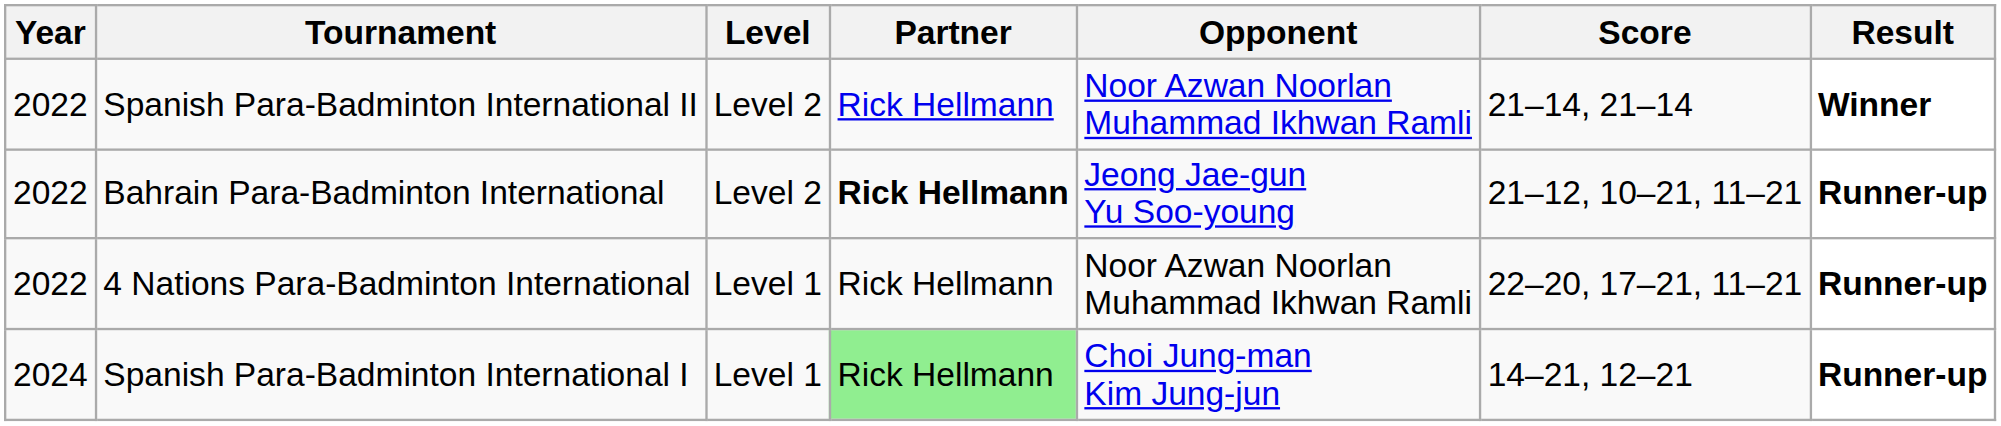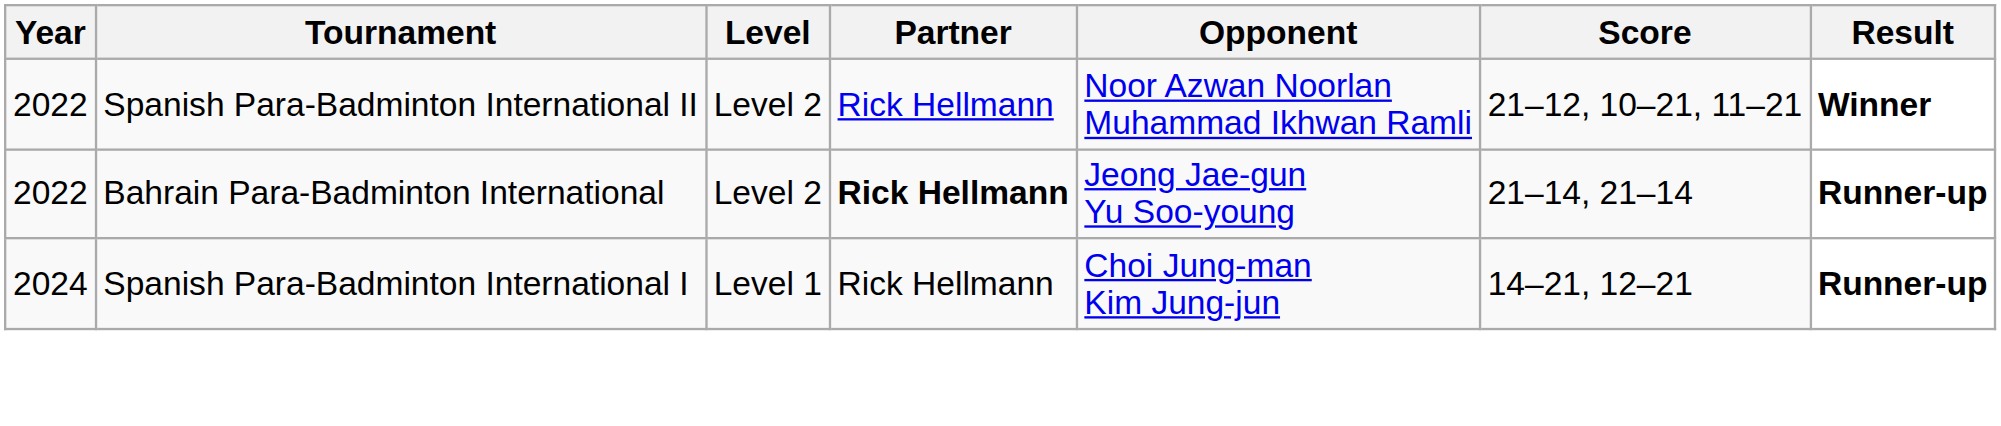(1590, 104) 21–14, 21–14 -> (1645, 104) 21–12, 10–21, 11–21
(1645, 194) 21–12, 10–21, 11–21 -> (1590, 194) 21–14, 21–14
- row: (397, 284)
(946, 375) lightgreen background -> (946, 284) no background
